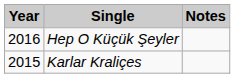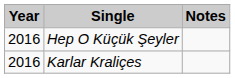(24, 62) 2015 -> (24, 62) 2016
